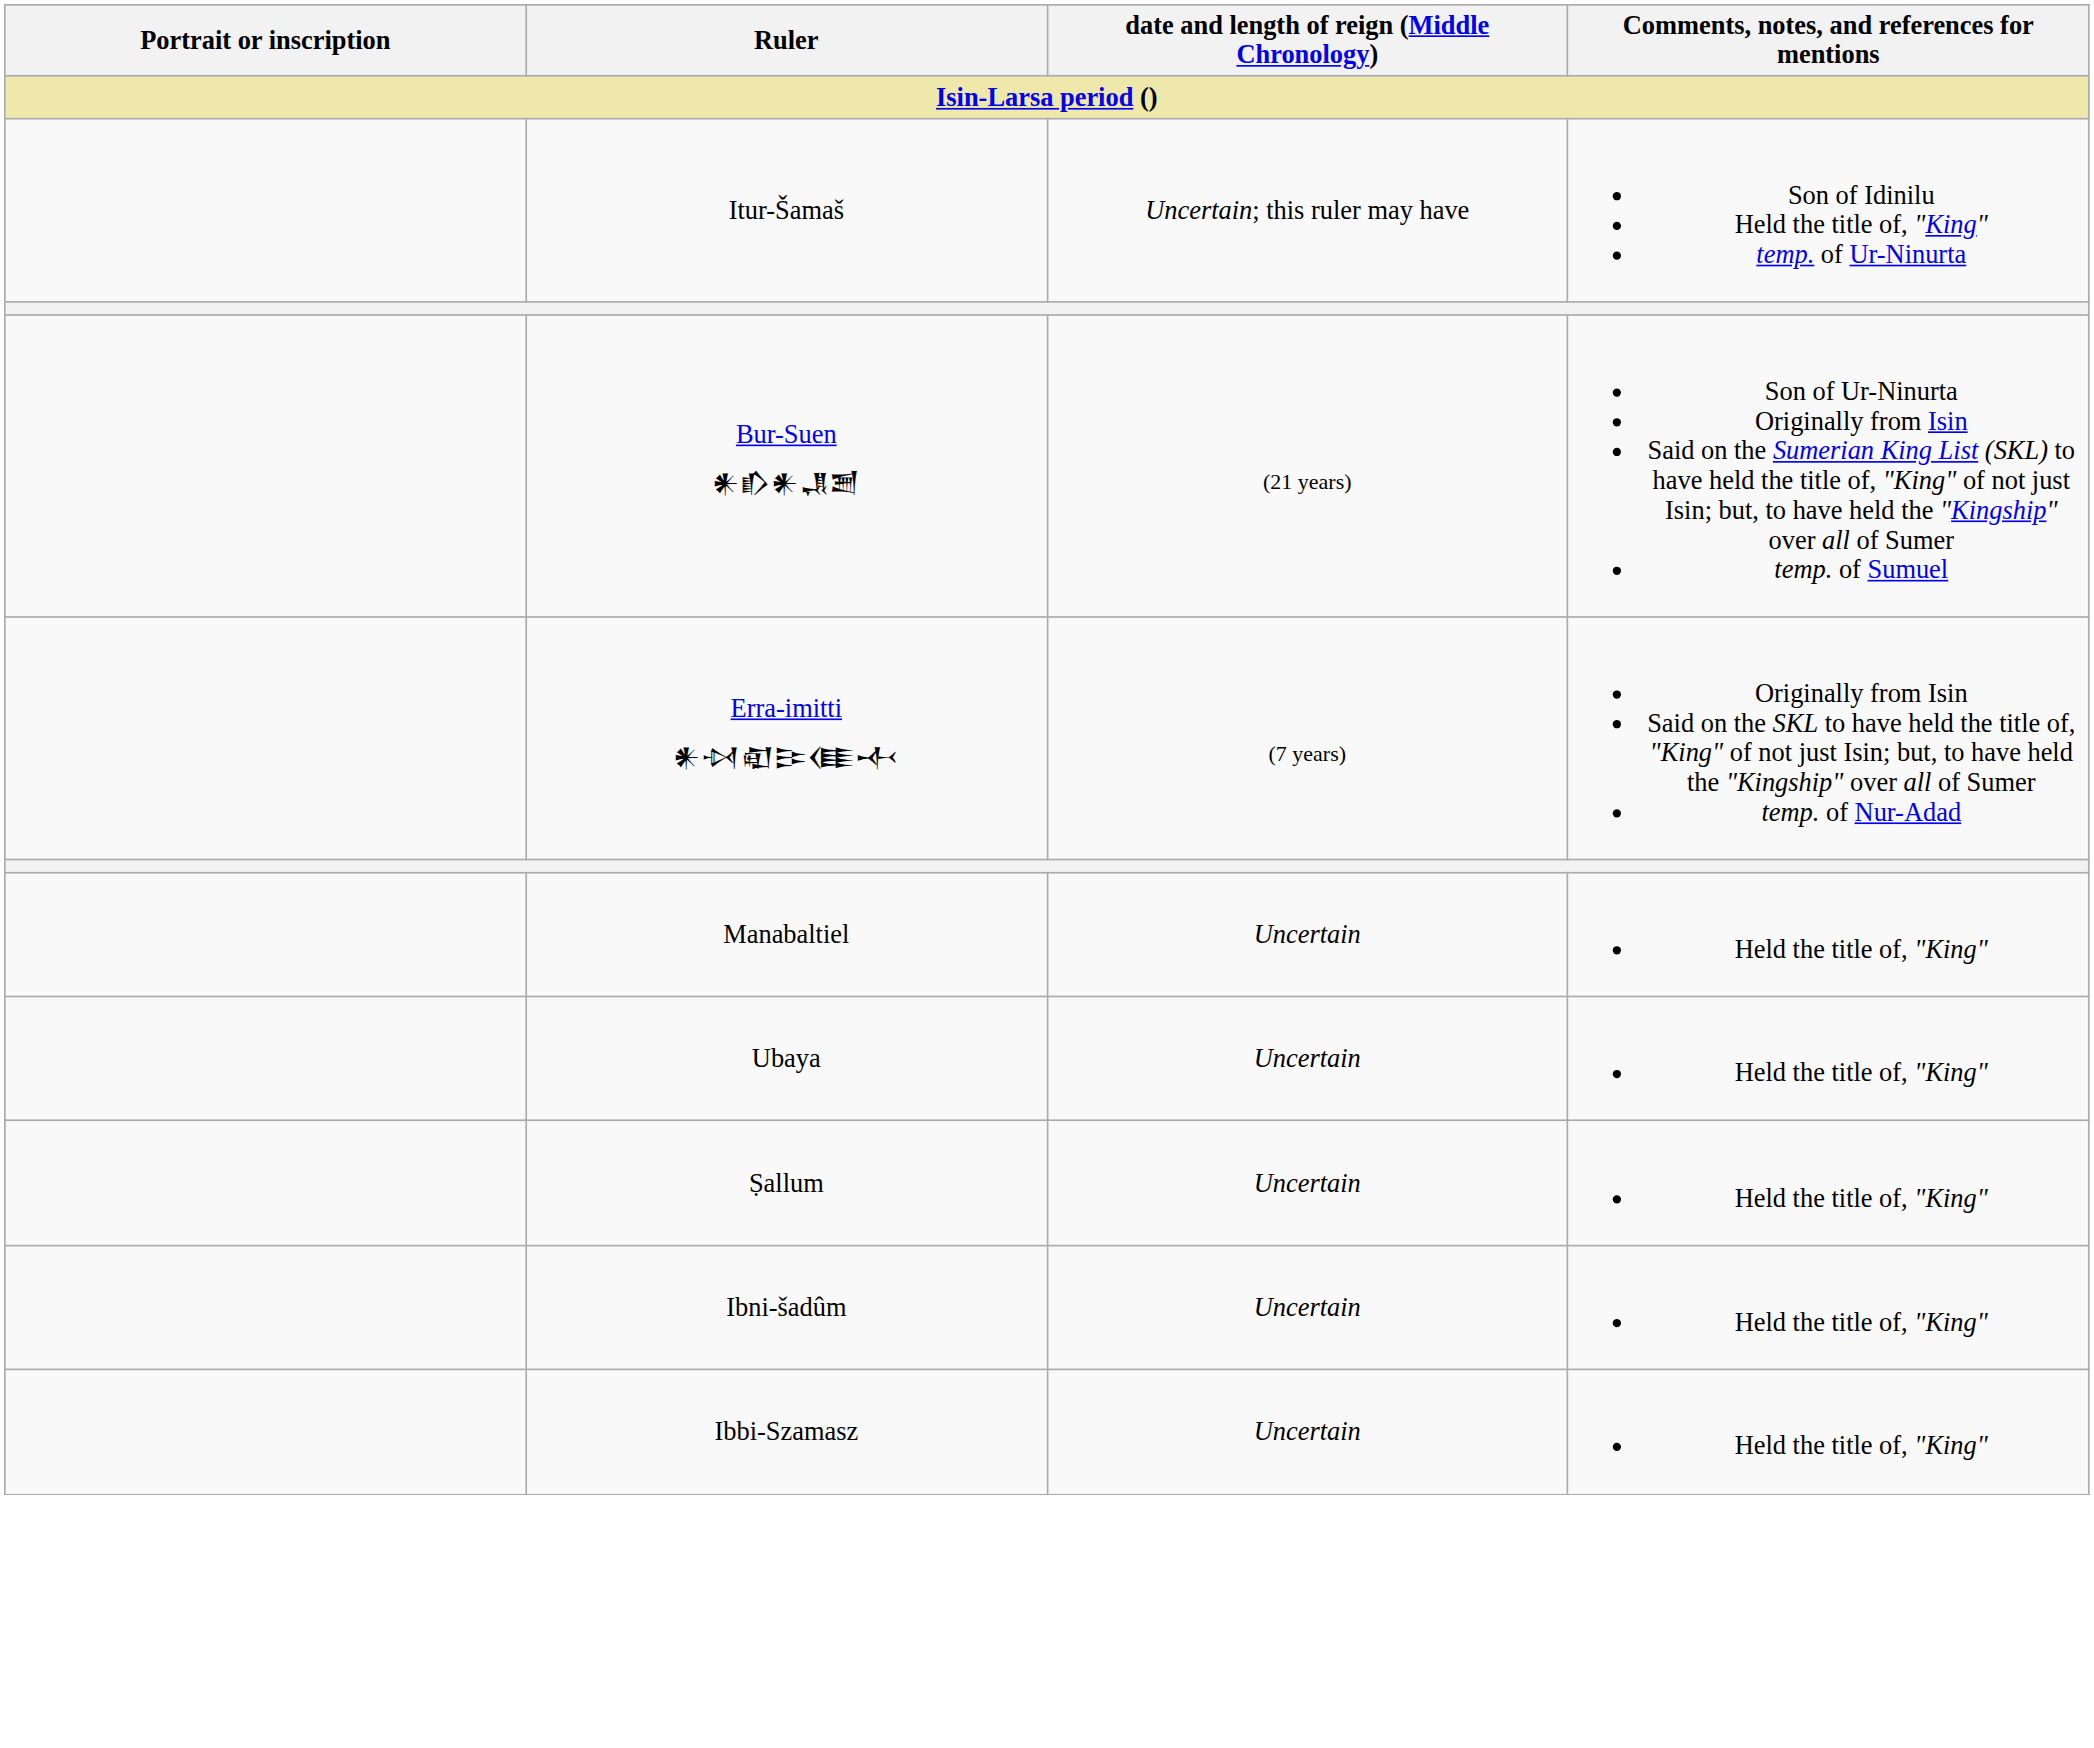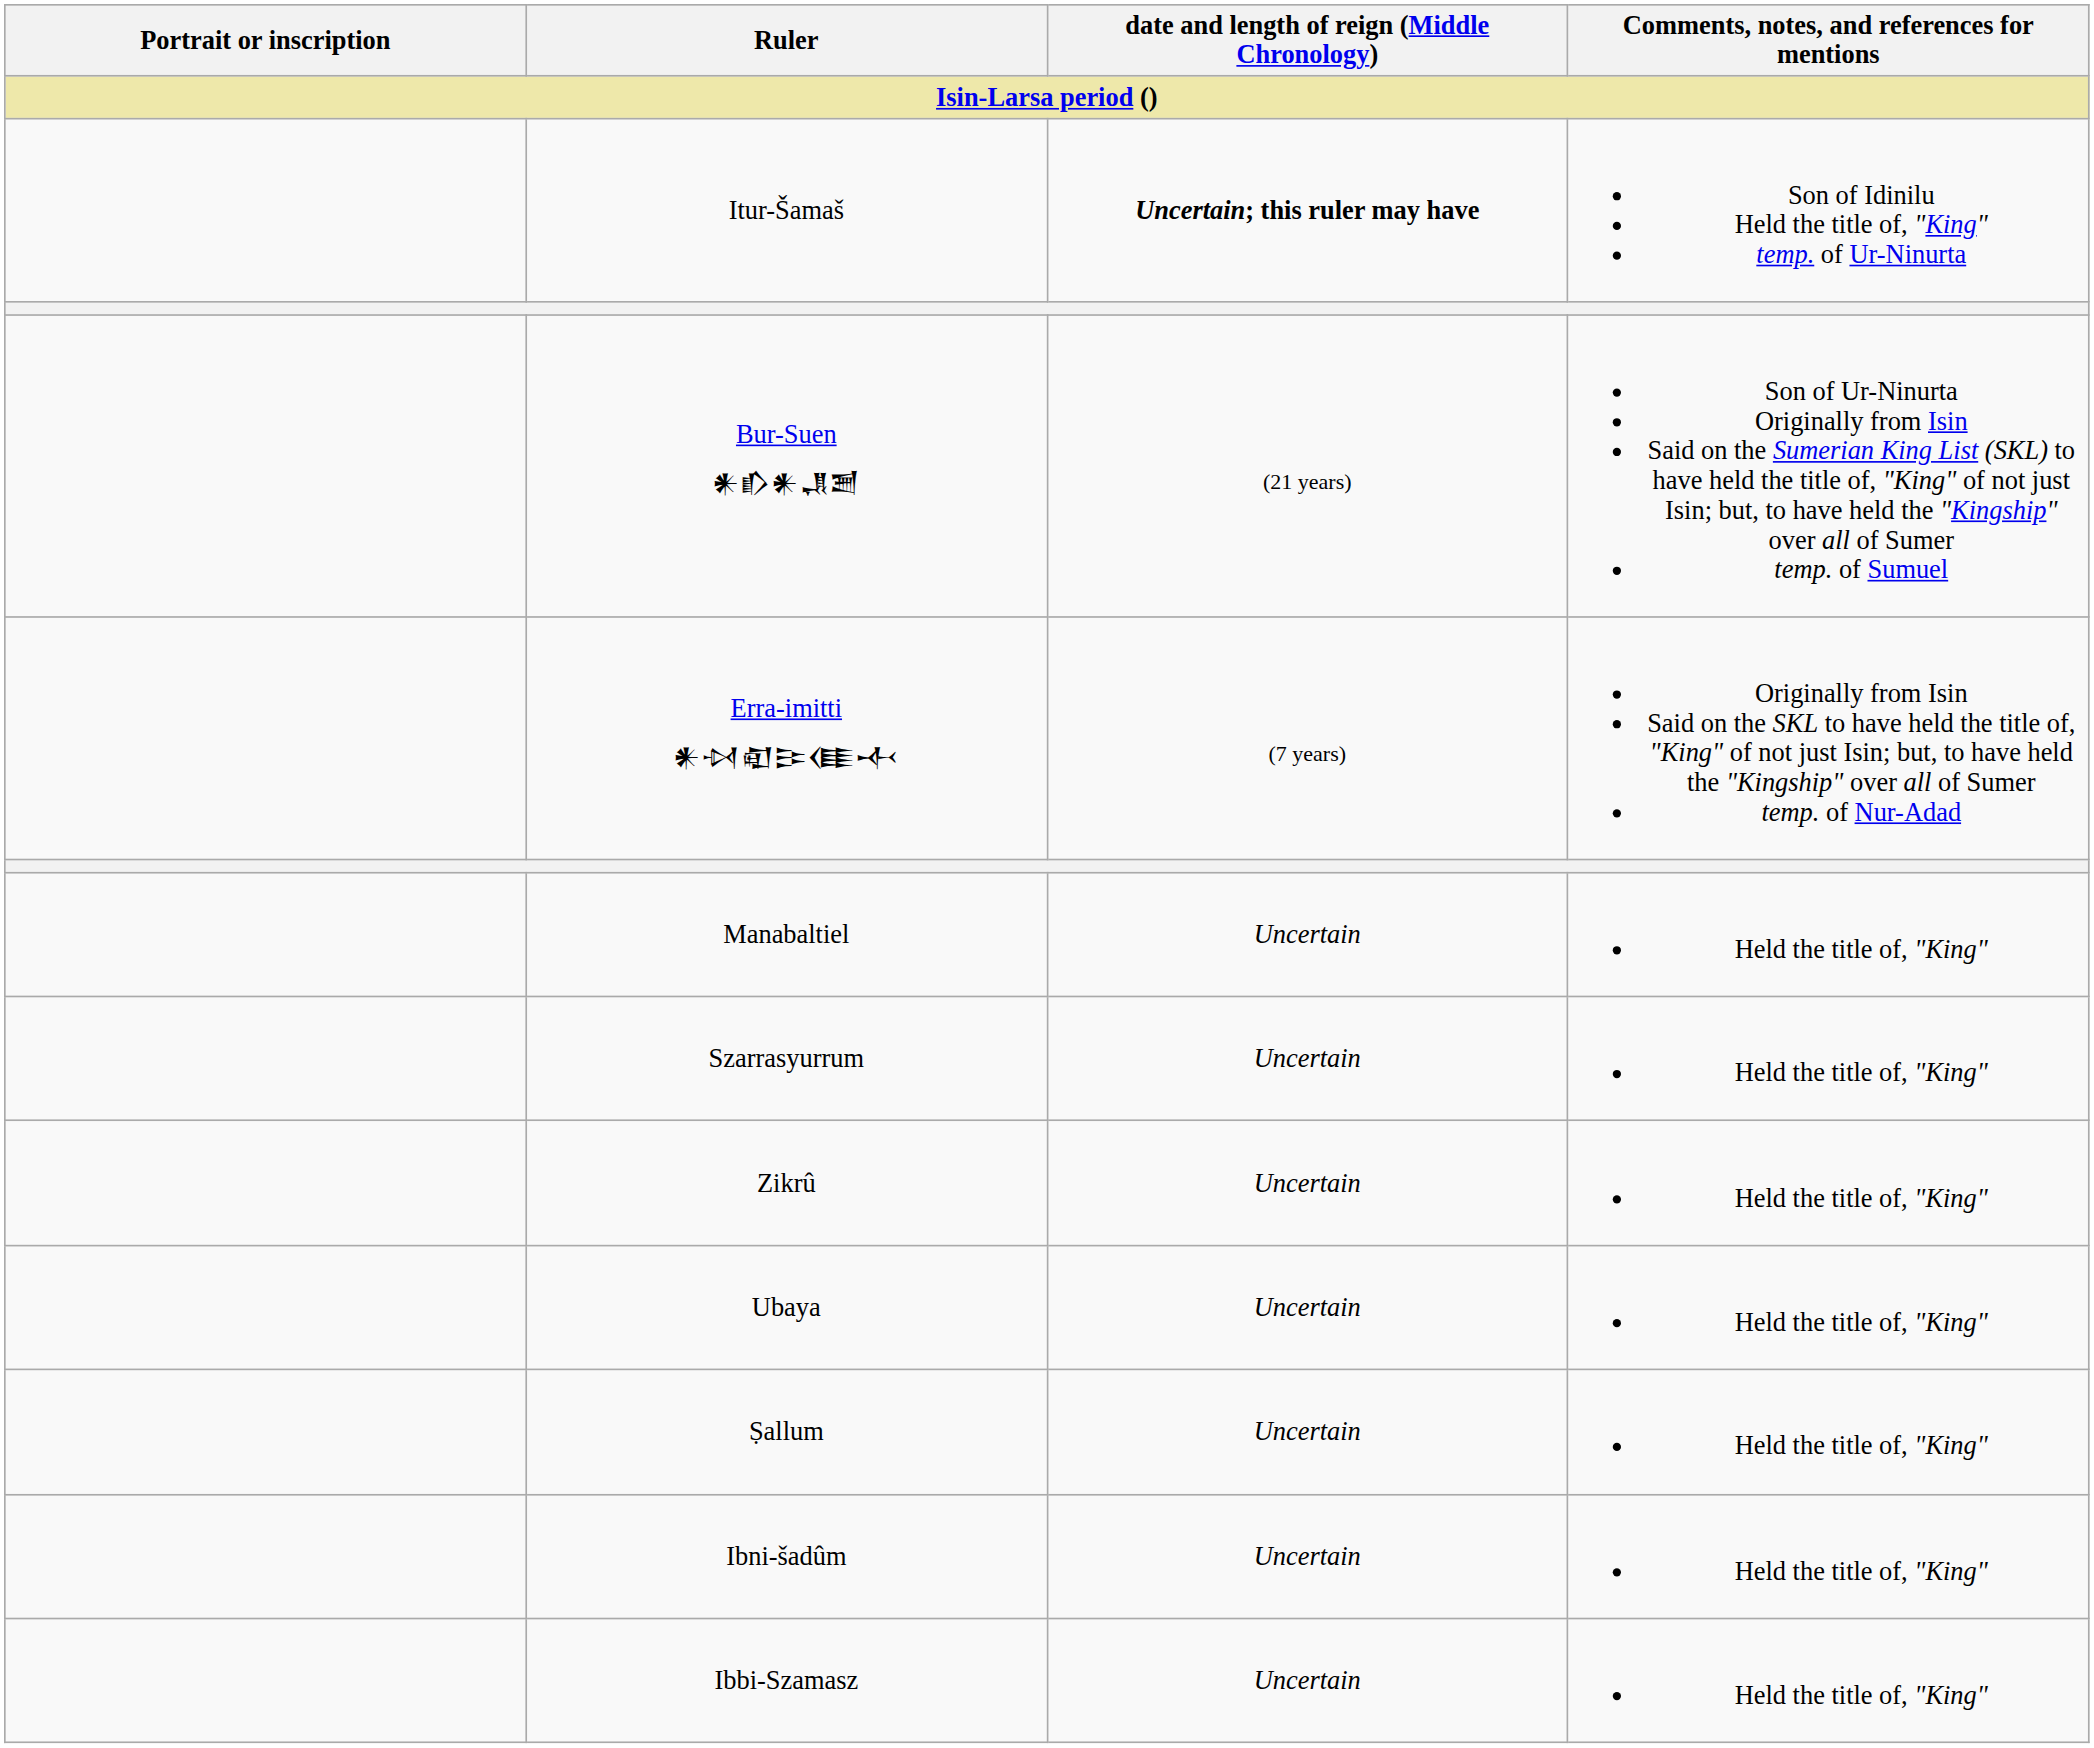(1307, 209) normal -> (1307, 209) bold
+ row: (786, 1058)
+ row: (786, 1182)
